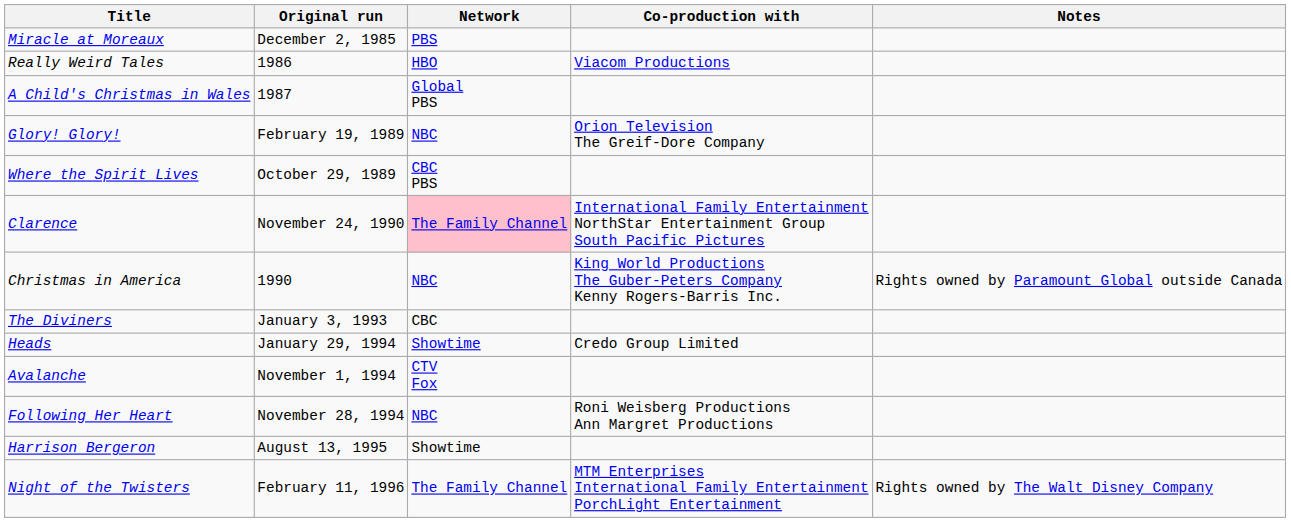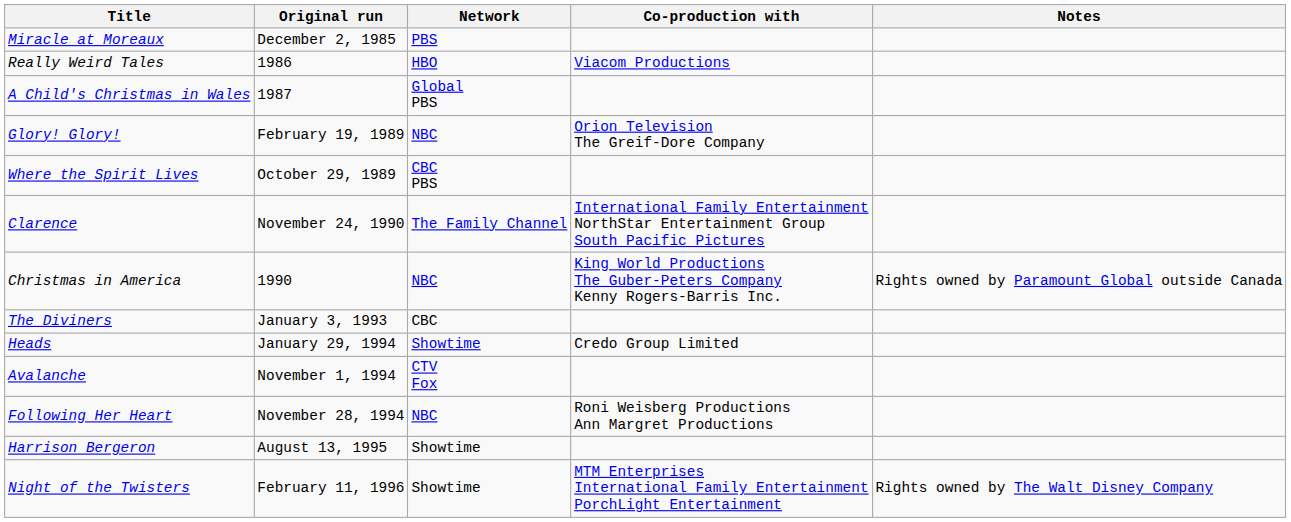(489, 224) pink background -> (489, 224) no background
(489, 489) The Family Channel -> (446, 489) Showtime
